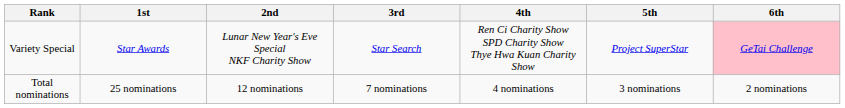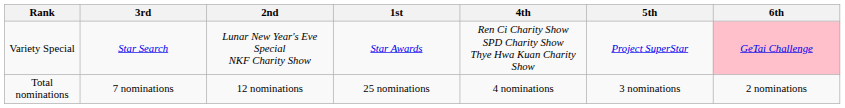columns swapped: (143, 13) <-> (396, 13)
